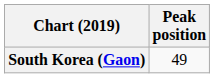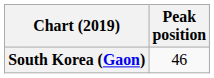(179, 60) 49 -> (179, 60) 46
